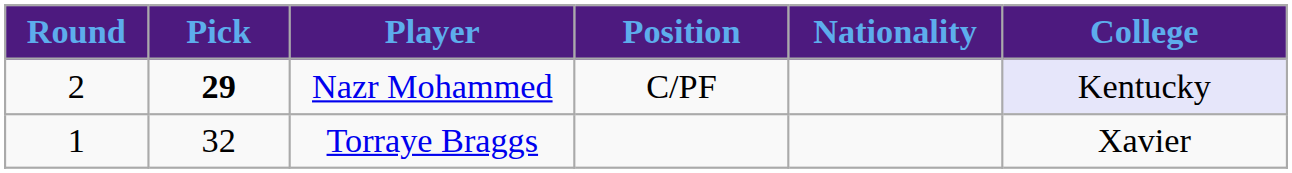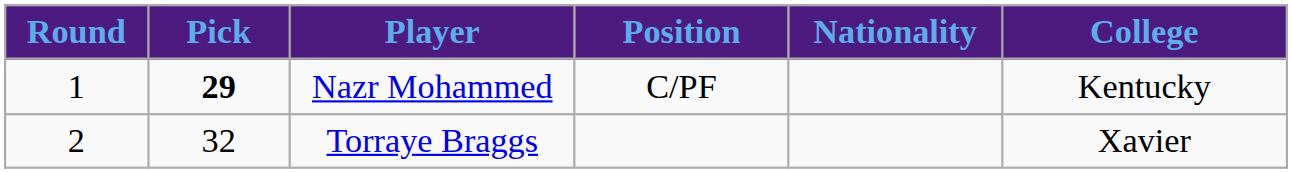(76, 85) 2 -> (76, 85) 1
(1144, 85) lavender background -> (1144, 85) no background
(76, 140) 1 -> (76, 140) 2
